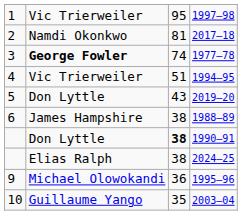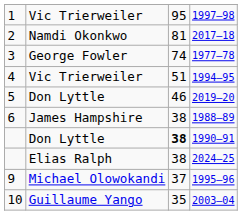(78, 56) bold -> (78, 56) normal
(179, 97) 43 -> (179, 97) 46
(179, 179) 36 -> (179, 179) 37
